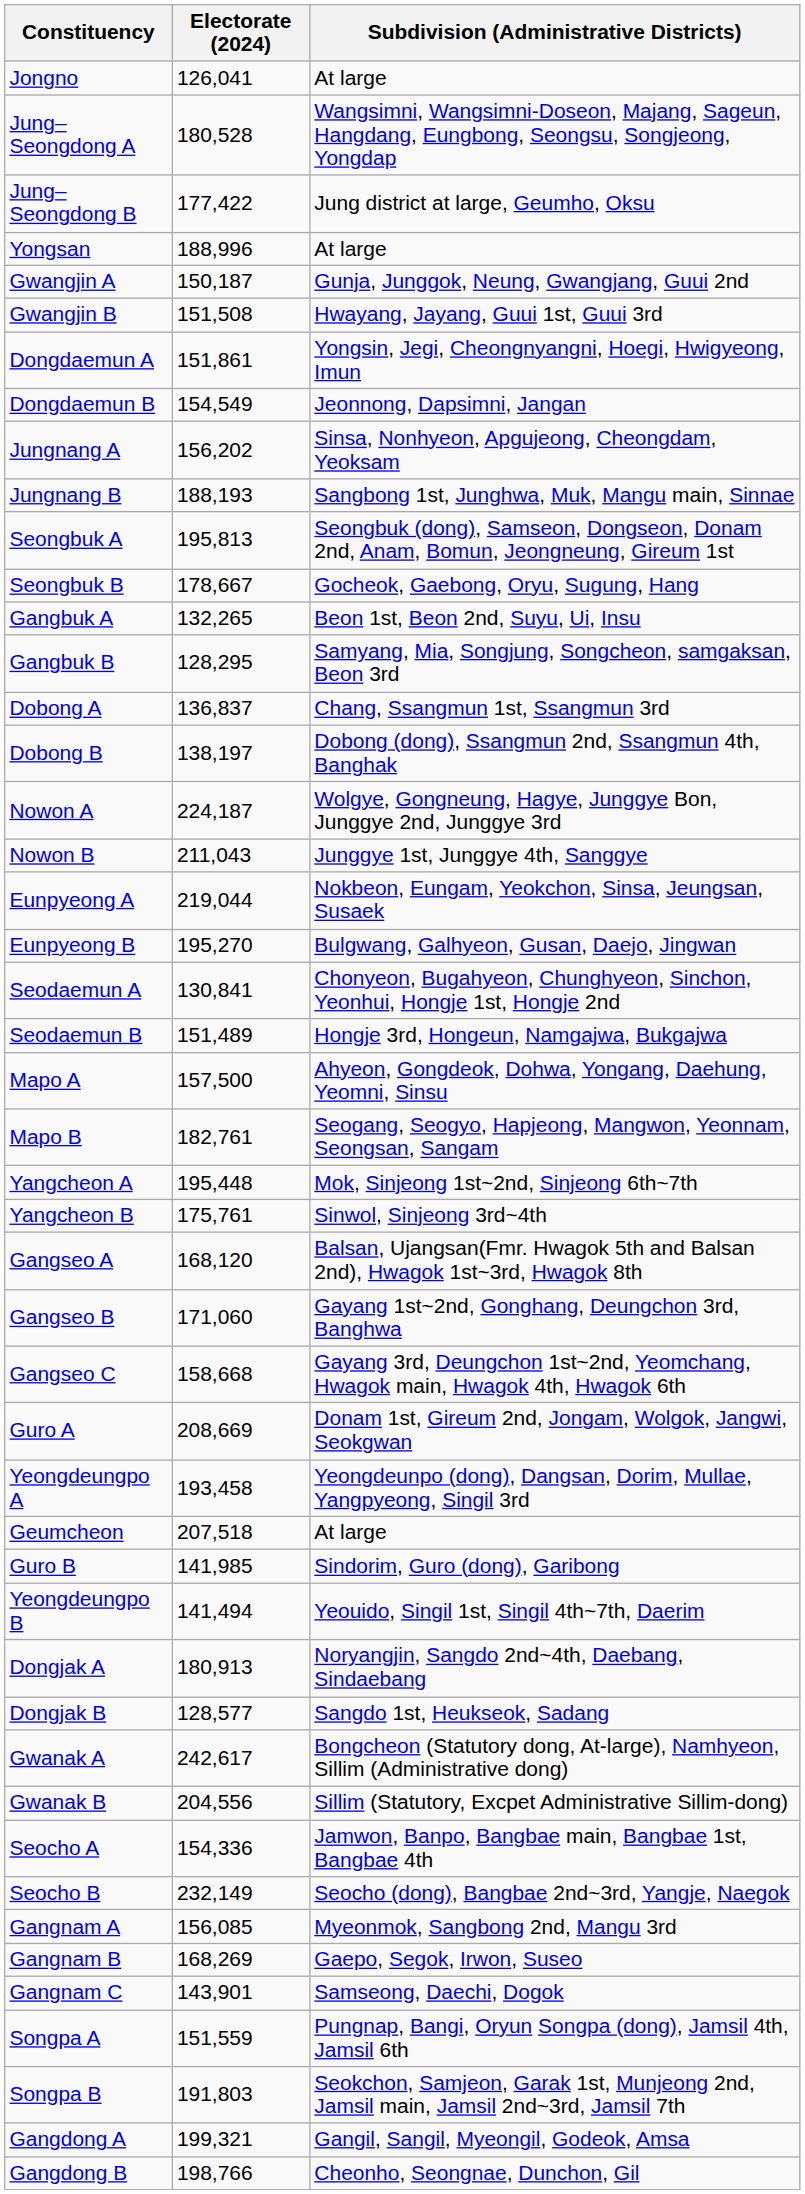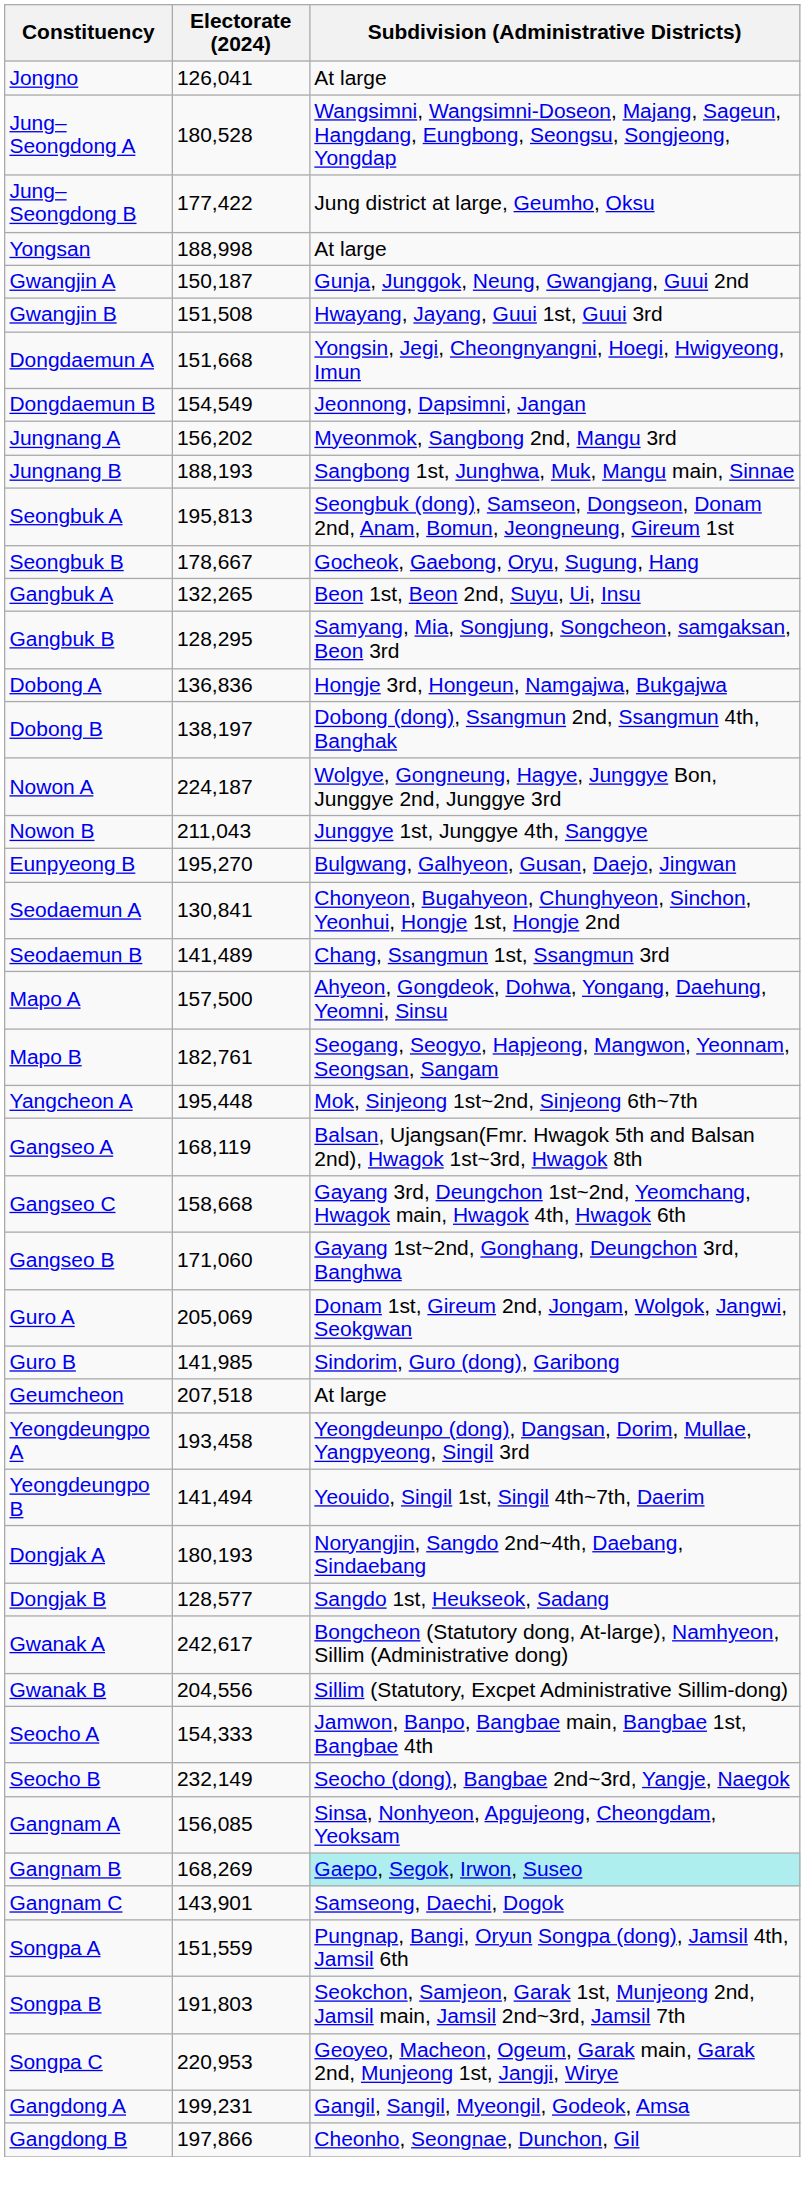(215, 248) 188,996 -> (215, 248) 188,998
(215, 359) 151,861 -> (215, 359) 151,668
(515, 449) Sinsa, Nonhyeon, Apgujeong, Cheongdam, Yeoksam -> (496, 438) Myeonmok, Sangbong 2nd, Mangu 3rd
(215, 708) 136,837 -> (215, 684) 136,836
(492, 708) Chang, Ssangmun 1st, Ssangmun 3rd -> (521, 684) Hongje 3rd, Hongeun, Namgajwa, Bukgajwa
- row: (72, 900)
(215, 1035) 151,489 -> (215, 954) 141,489
(521, 1035) Hongje 3rd, Hongeun, Namgajwa, Bukgajwa -> (492, 954) Chang, Ssangmun 1st, Ssangmun 3rd
- row: (72, 1215)
(215, 1260) 168,120 -> (214, 1146) 168,119
rows swapped: (62, 1317) <-> (62, 1374)
(215, 1431) 208,669 -> (215, 1317) 205,069
rows swapped: (43, 1566) <-> (80, 1487)
(215, 1667) 180,913 -> (215, 1554) 180,193
(215, 1848) 154,336 -> (215, 1734) 154,333
(496, 1926) Myeonmok, Sangbong 2nd, Mangu 3rd -> (515, 1824) Sinsa, Nonhyeon, Apgujeong, Cheongdam, Yeoksam
(448, 1959) no background -> (448, 1869) paleturquoise background
+ row: (56, 2061)
(215, 2139) 199,321 -> (215, 2106) 199,231
(215, 2172) 198,766 -> (215, 2139) 197,866
